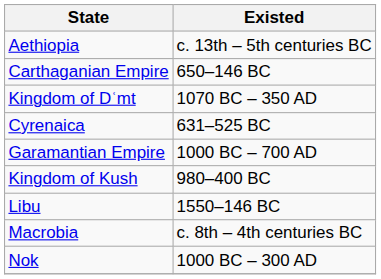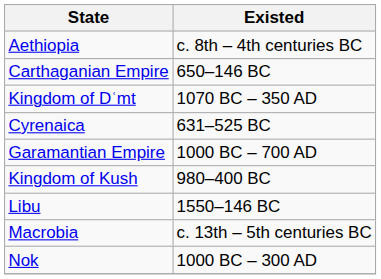(274, 44) c. 13th – 5th centuries BC -> (269, 44) c. 8th – 4th centuries BC
(269, 233) c. 8th – 4th centuries BC -> (274, 233) c. 13th – 5th centuries BC
